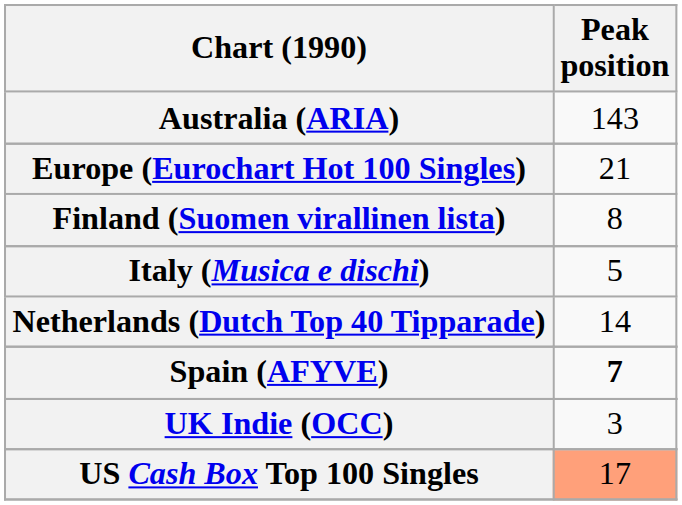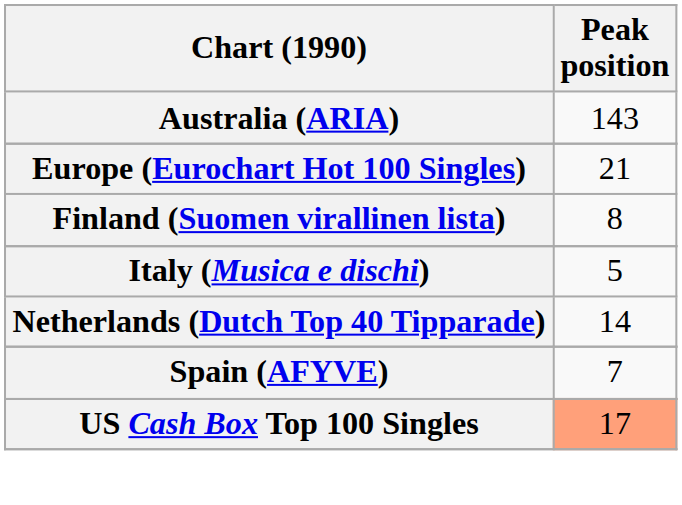(615, 372) bold -> (615, 372) normal
- row: (279, 423)
